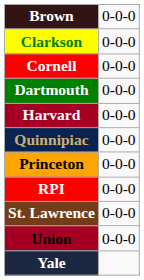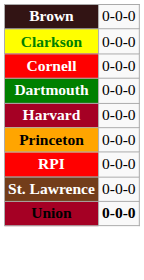- row: (51, 139)
(119, 238) normal -> (119, 213) bold
- row: (51, 262)
